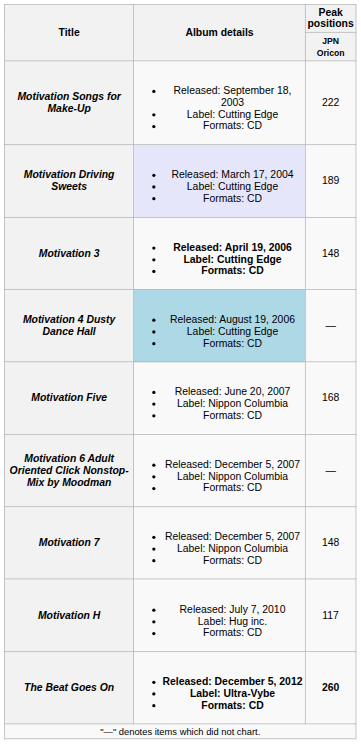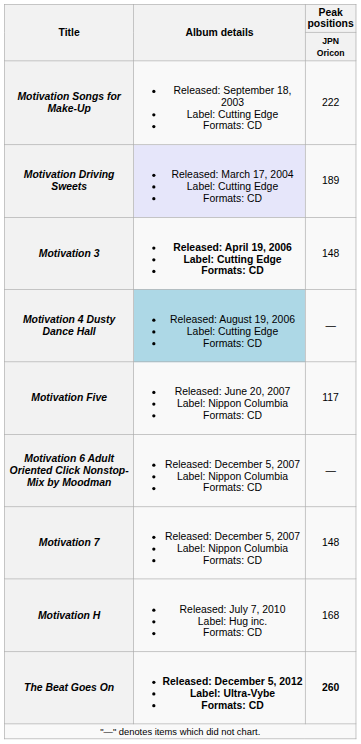(331, 398) 168 -> (331, 398) 117
(331, 615) 117 -> (331, 615) 168
